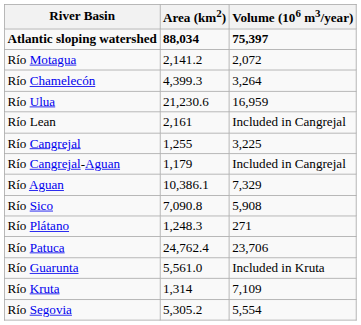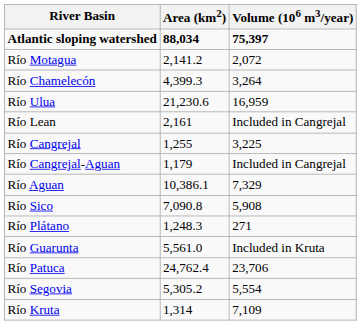rows swapped: (36, 247) <-> (43, 268)
rows swapped: (33, 288) <-> (40, 309)
